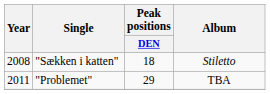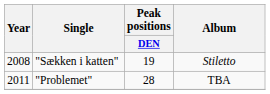(149, 61) 18 -> (149, 61) 19
(149, 80) 29 -> (149, 80) 28
